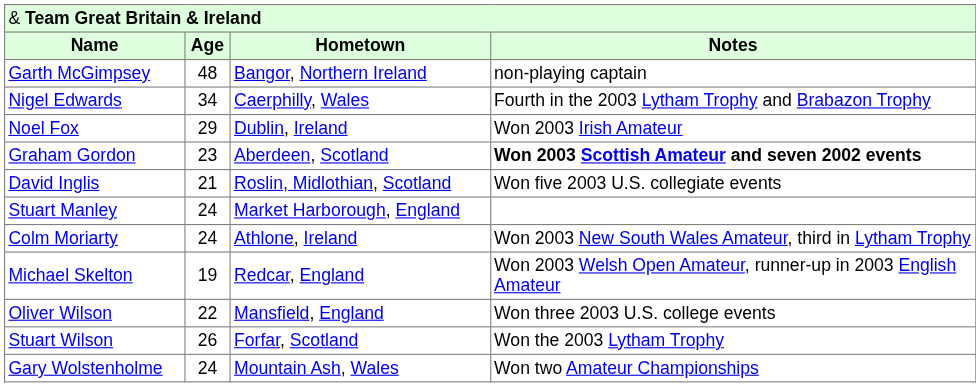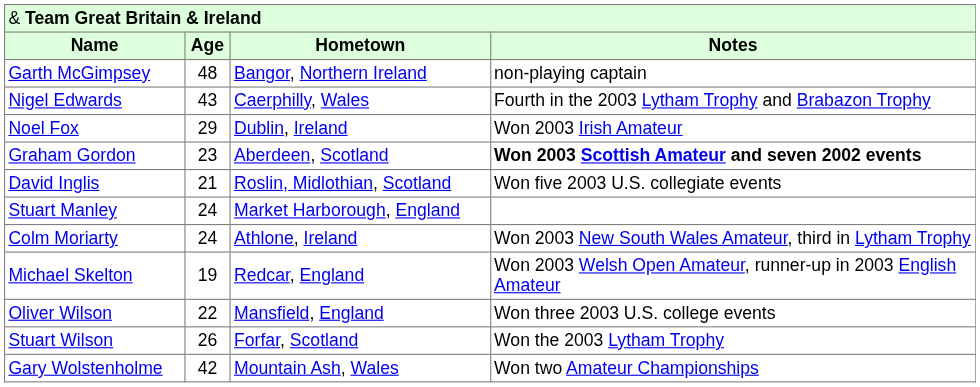(207, 100) 34 -> (207, 100) 43
(207, 368) 24 -> (207, 368) 42
